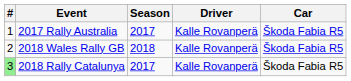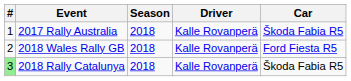(142, 31) 2017 -> (142, 31) 2018
(303, 48) Škoda Fabia R5 -> (300, 48) Ford Fiesta R5
(142, 66) 2017 -> (142, 66) 2018
